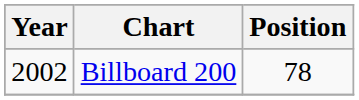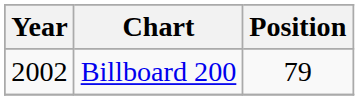(298, 71) 78 -> (298, 71) 79
